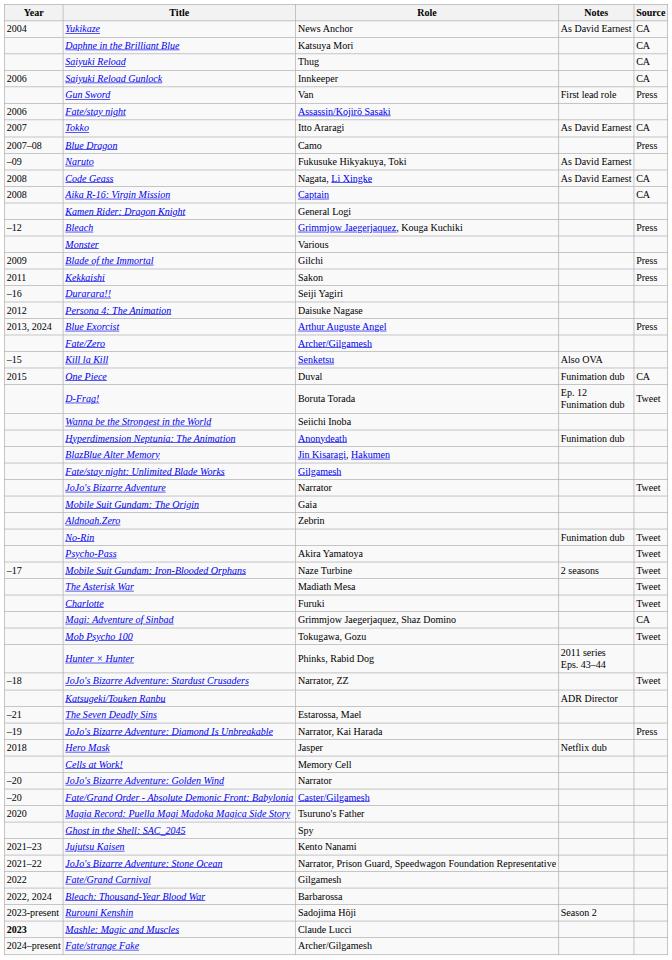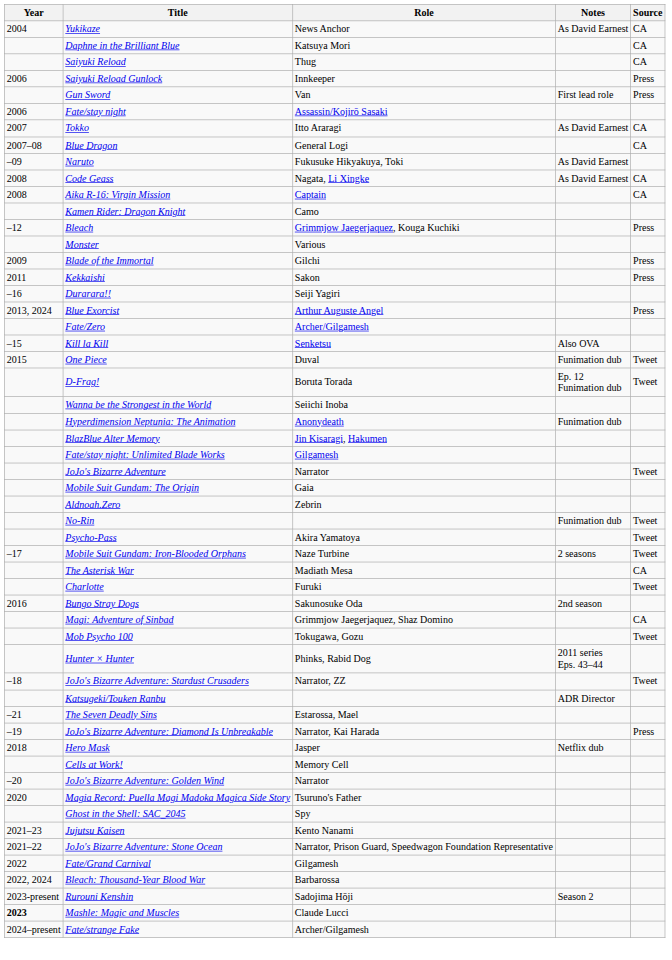(643, 79) CA -> (644, 79) Press
(310, 145) Camo -> (321, 145) General Logi
(647, 145) Press -> (640, 145) CA
(324, 211) General Logi -> (307, 211) Camo
- row: (118, 310)
(643, 376) CA -> (645, 360) Tweet
(648, 587) Tweet -> (640, 570) CA
+ row: (102, 603)
- row: (179, 797)
